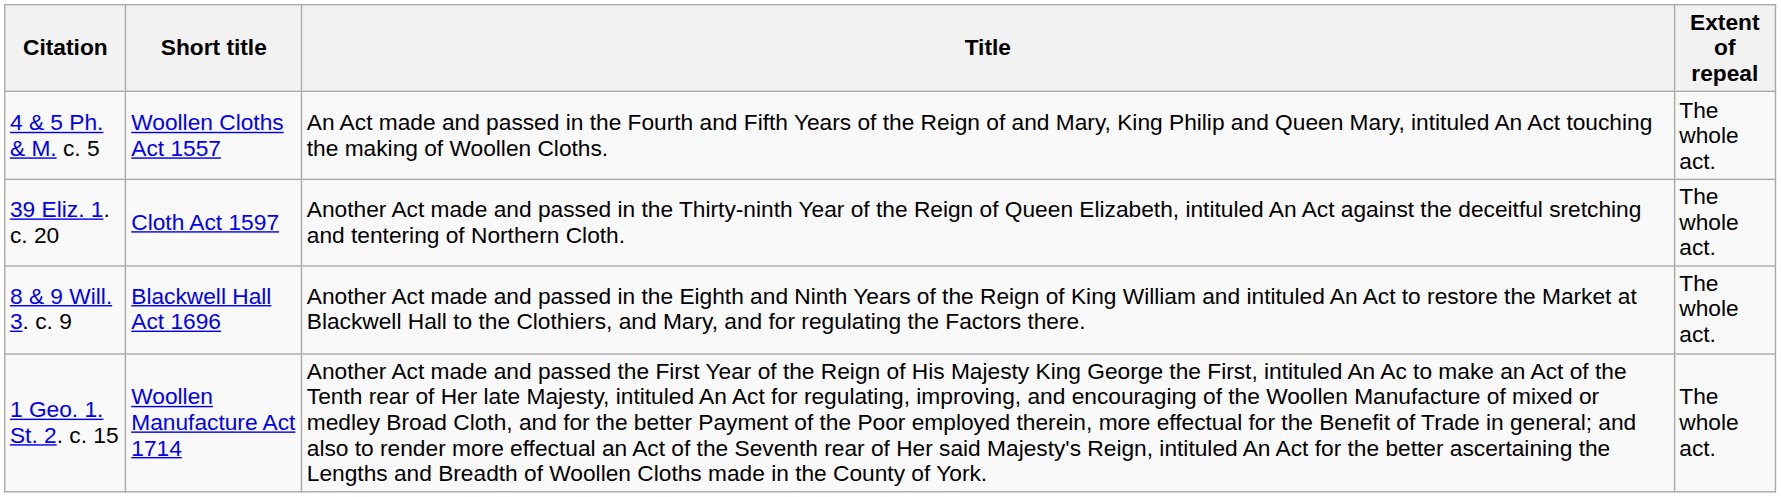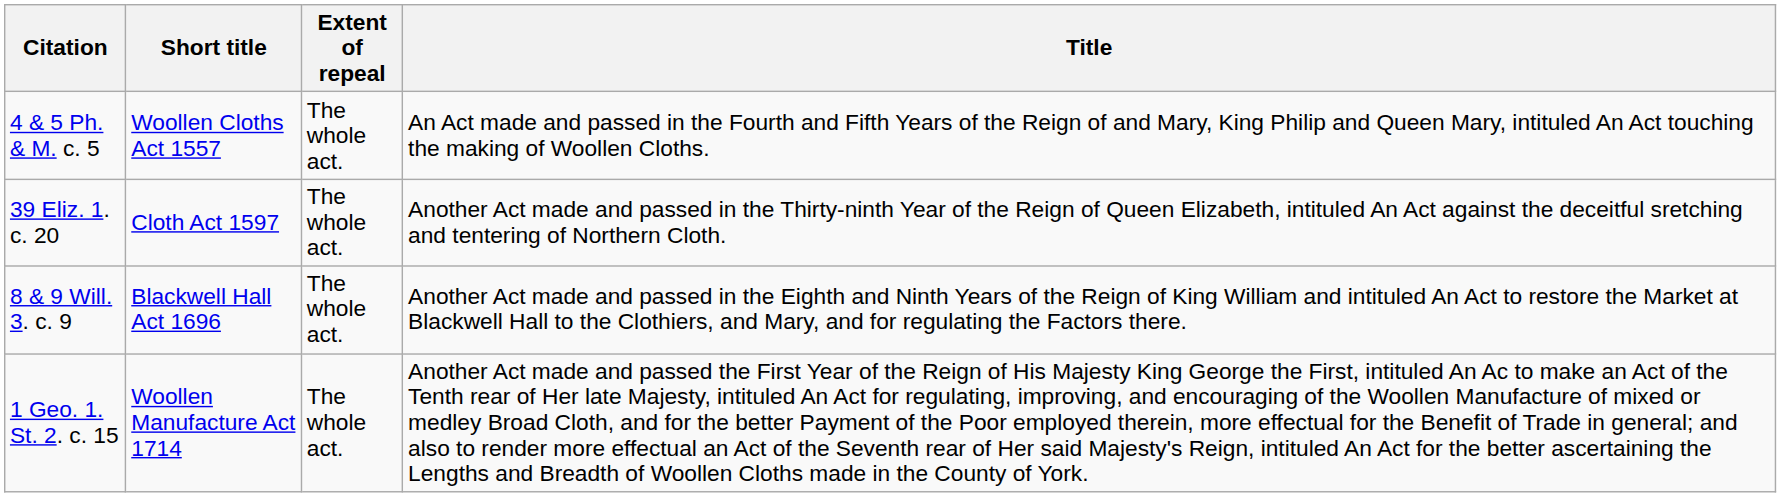columns swapped: (988, 48) <-> (1725, 48)
